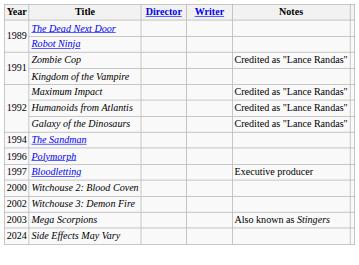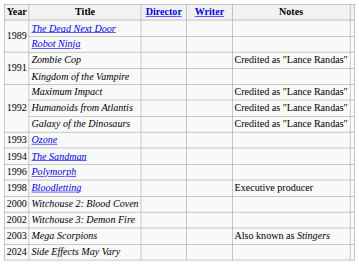+ row: (44, 140)
(17, 172) 1997 -> (17, 188) 1998
